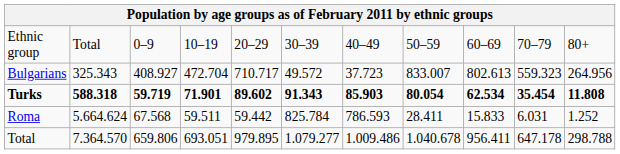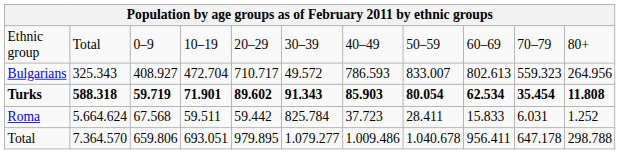(364, 73) 37.723 -> (368, 73) 786.593
(368, 116) 786.593 -> (364, 116) 37.723
